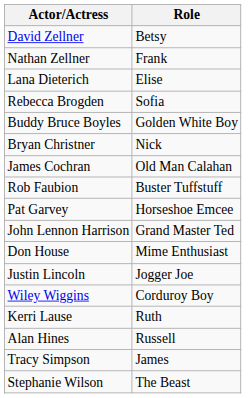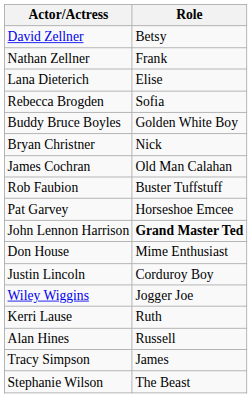(185, 230) normal -> (189, 230) bold
(164, 274) Jogger Joe -> (175, 274) Corduroy Boy
(175, 295) Corduroy Boy -> (164, 295) Jogger Joe
